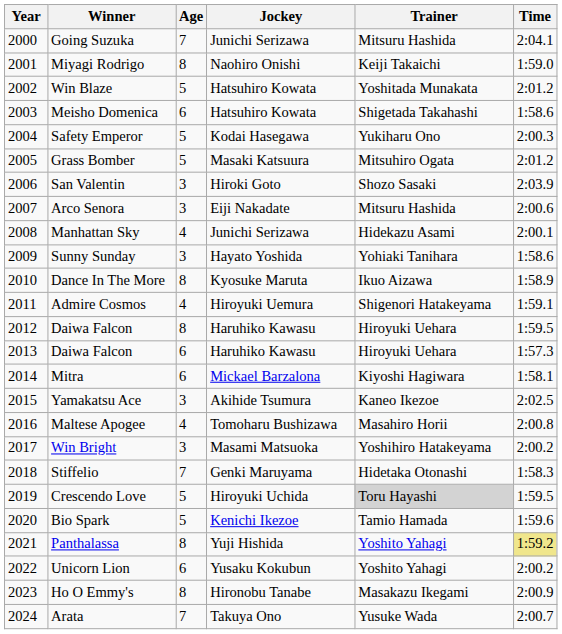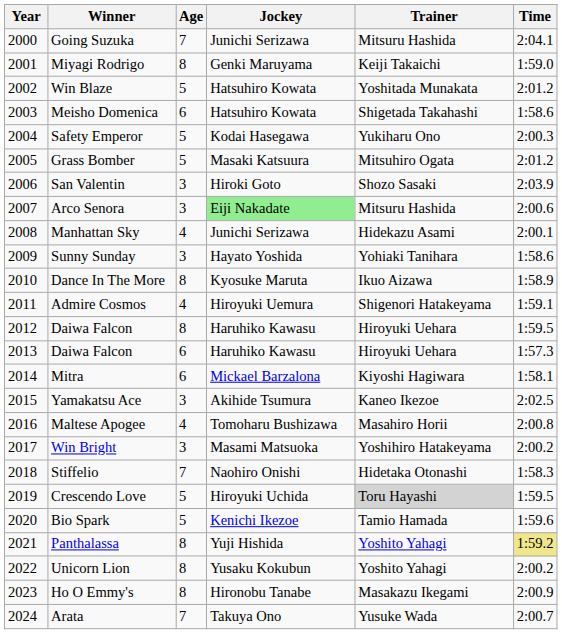(255, 64) Naohiro Onishi -> (261, 64) Genki Maruyama
(250, 208) no background -> (250, 208) lightgreen background
(261, 472) Genki Maruyama -> (255, 472) Naohiro Onishi
(183, 568) 6 -> (183, 568) 8
